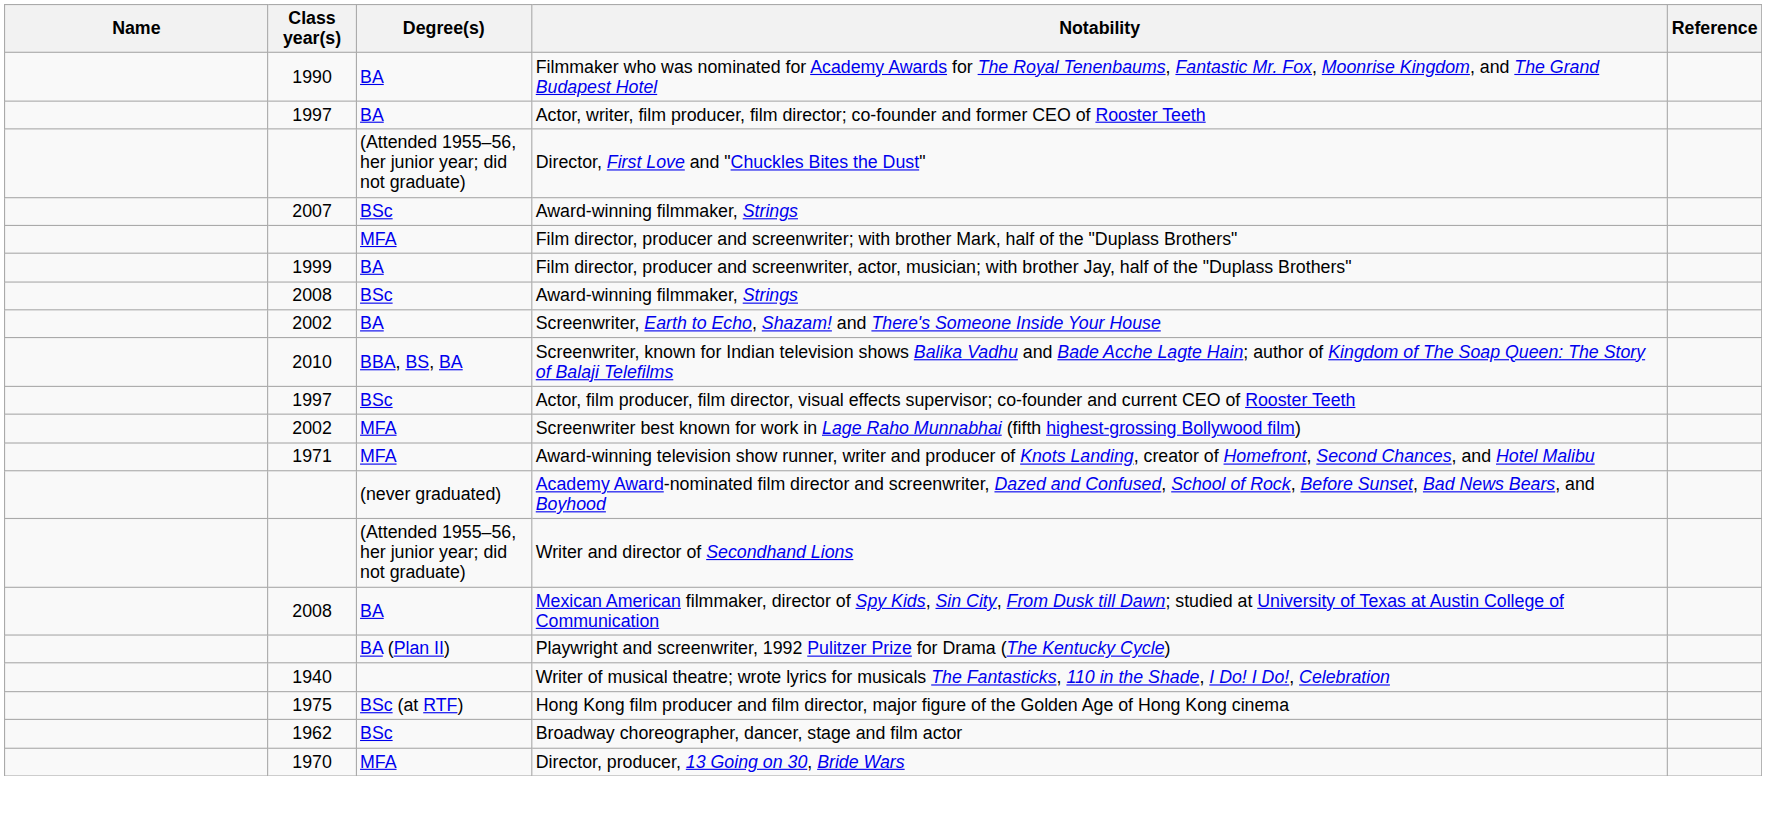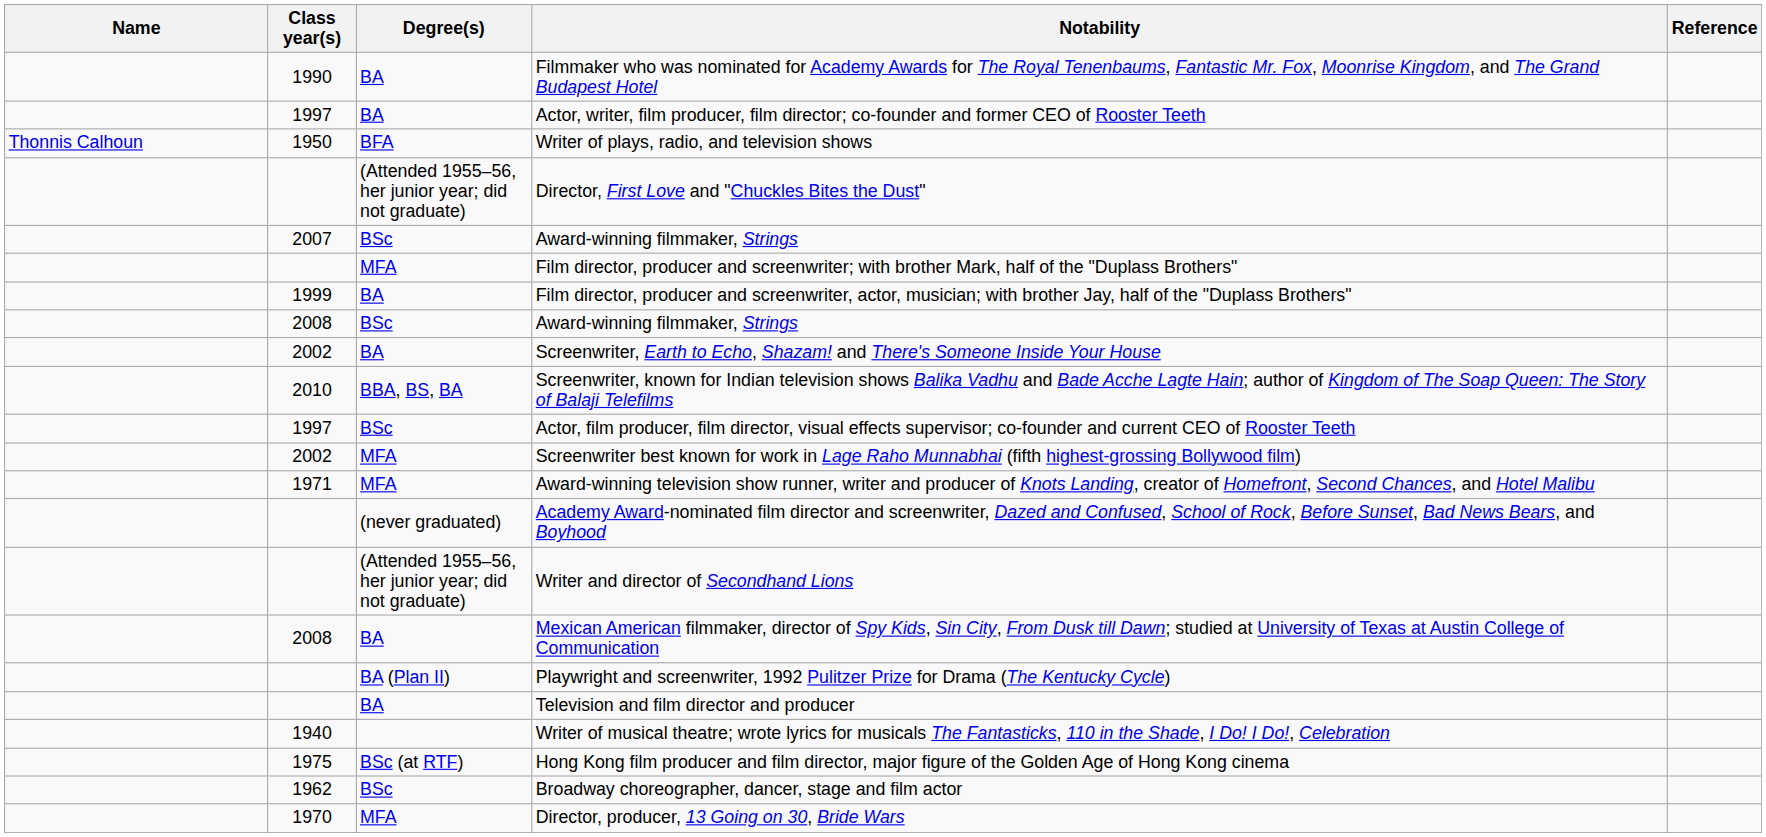+ row: (312, 143)
+ row: (312, 705)
